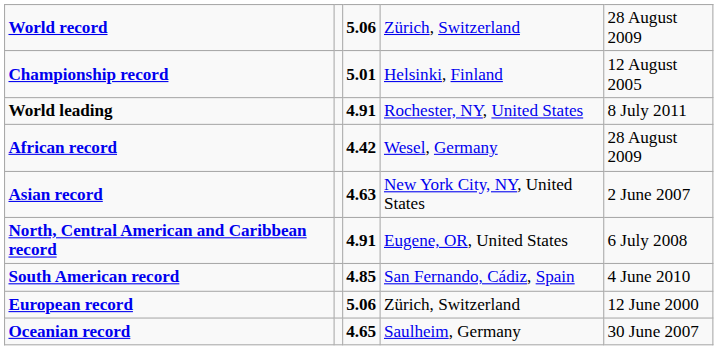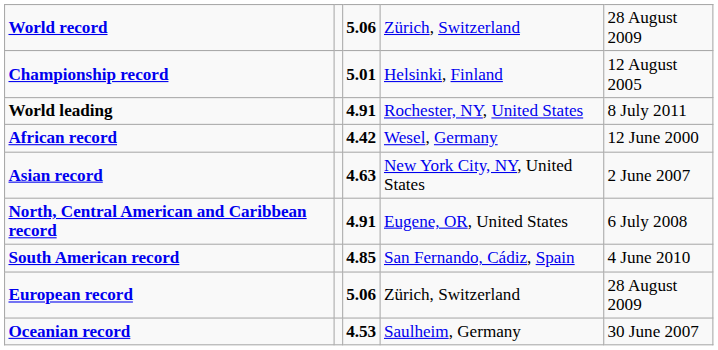(642, 147) 28 August 2009 -> (653, 138) 12 June 2000
(653, 304) 12 June 2000 -> (642, 294) 28 August 2009
(361, 331) 4.65 -> (361, 331) 4.53
